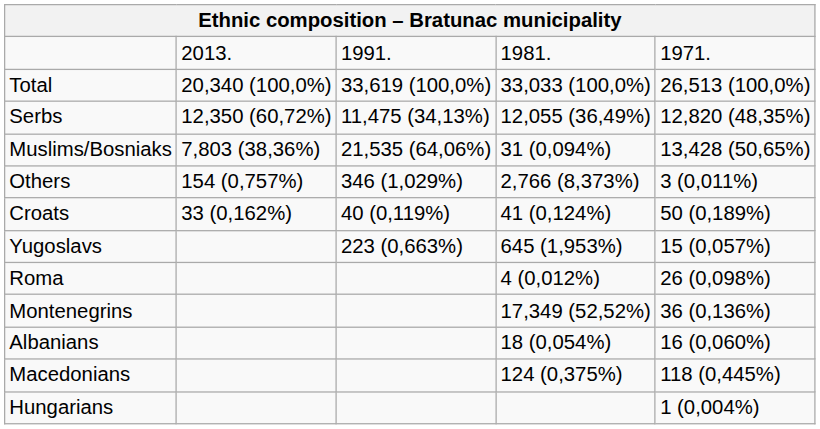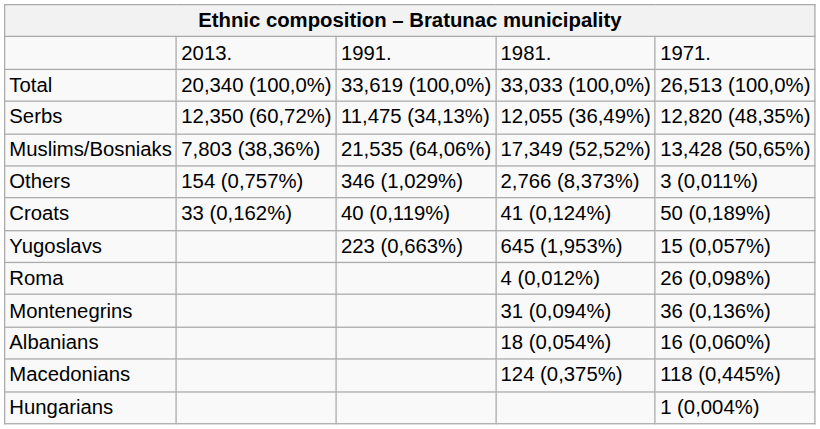(556, 149) 31 (0,094%) -> (576, 149) 17,349 (52,52%)
(576, 310) 17,349 (52,52%) -> (556, 310) 31 (0,094%)
